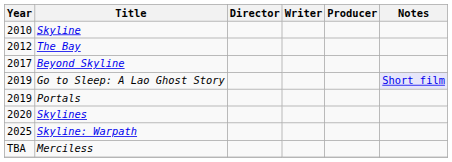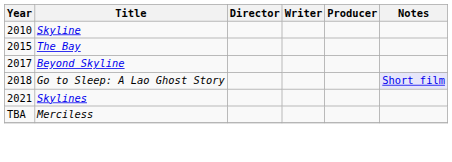(19, 47) 2012 -> (19, 47) 2015
(19, 81) 2019 -> (19, 81) 2018
- row: (59, 98)
(19, 115) 2020 -> (19, 98) 2021
- row: (87, 132)
